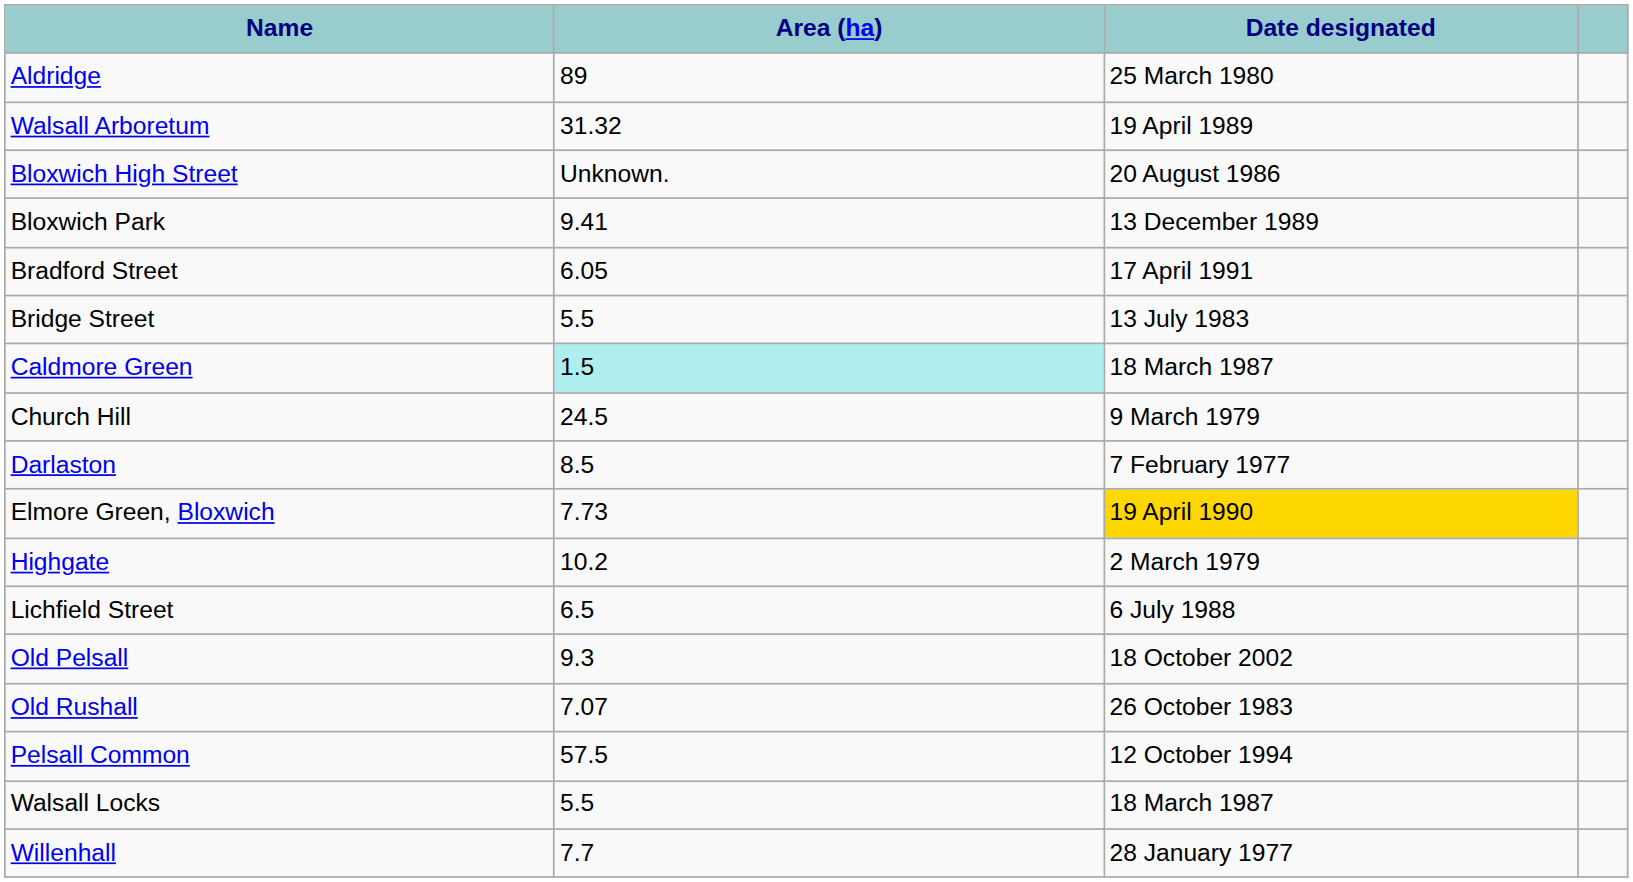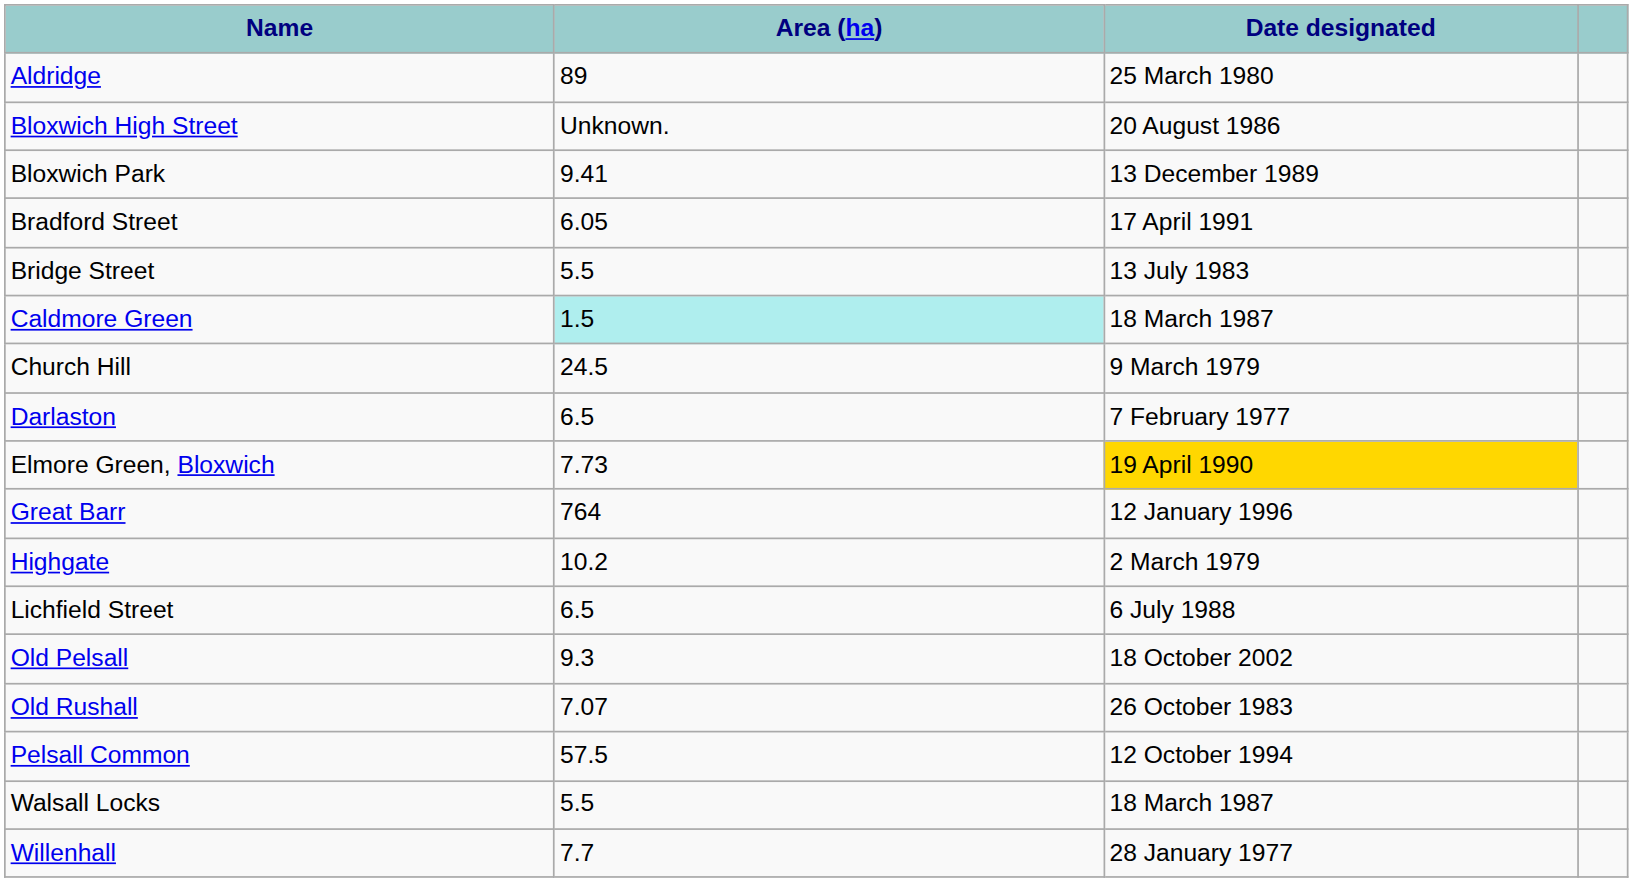- row: (110, 125)
(577, 464) 8.5 -> (577, 416) 6.5
+ row: (68, 513)
